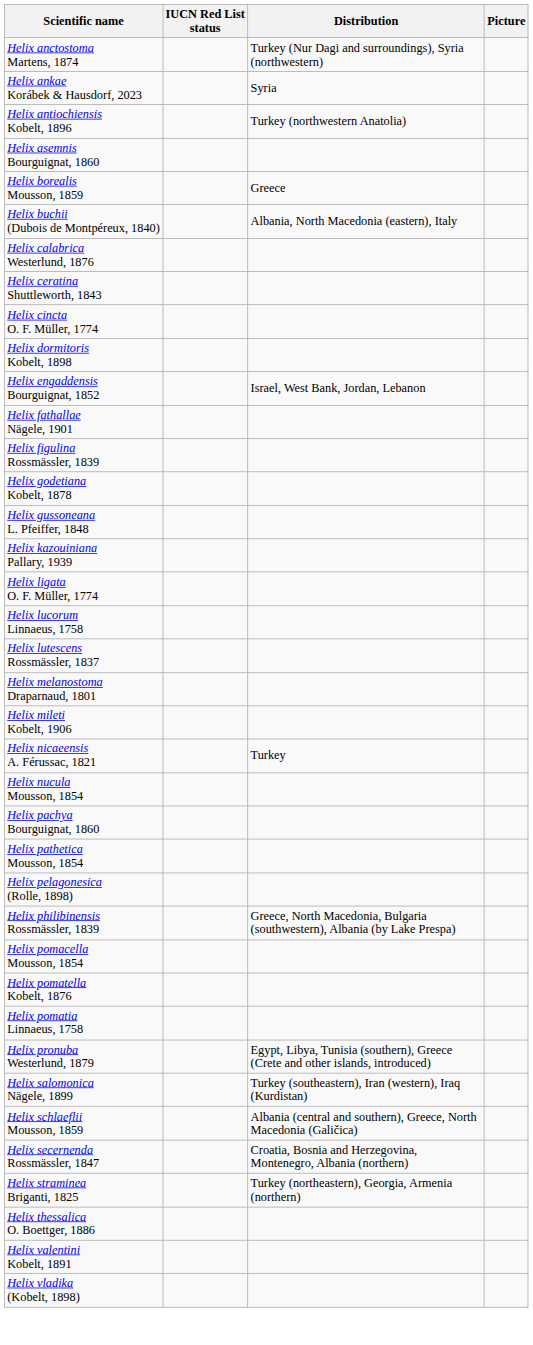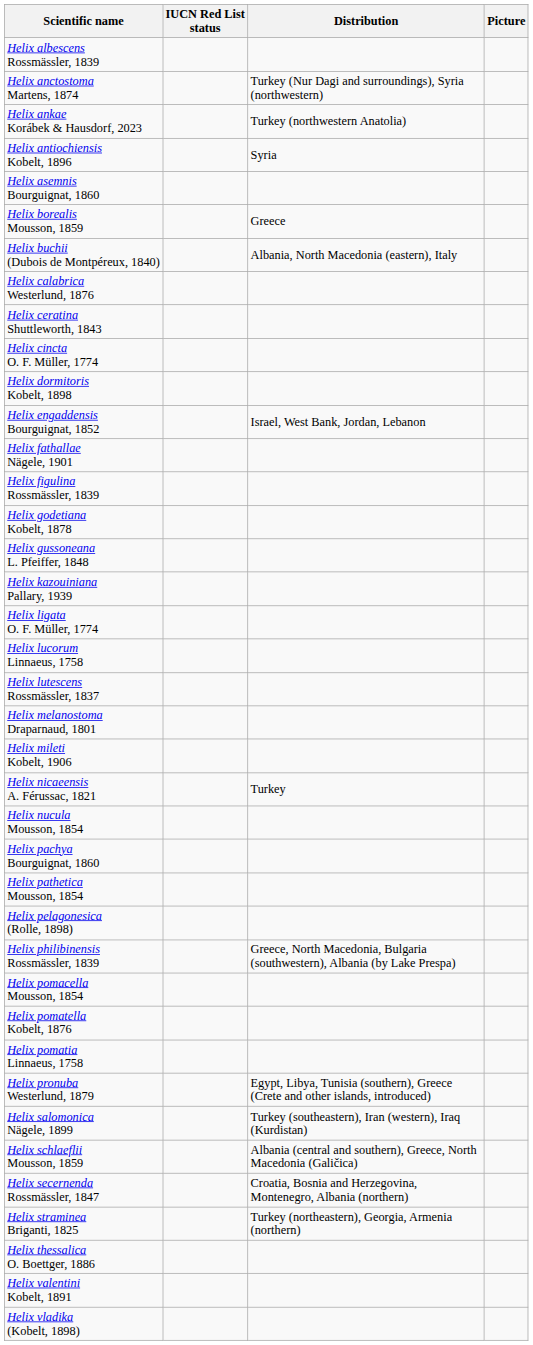+ row: (53, 54)
(264, 87) Syria -> (328, 121) Turkey (northwestern Anatolia)
(328, 121) Turkey (northwestern Anatolia) -> (264, 154) Syria
